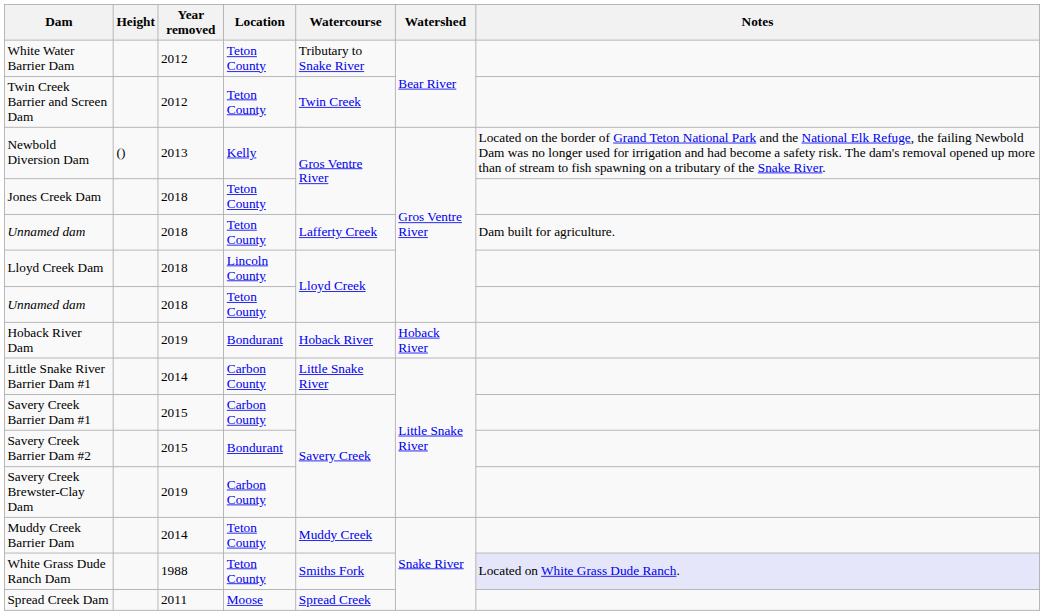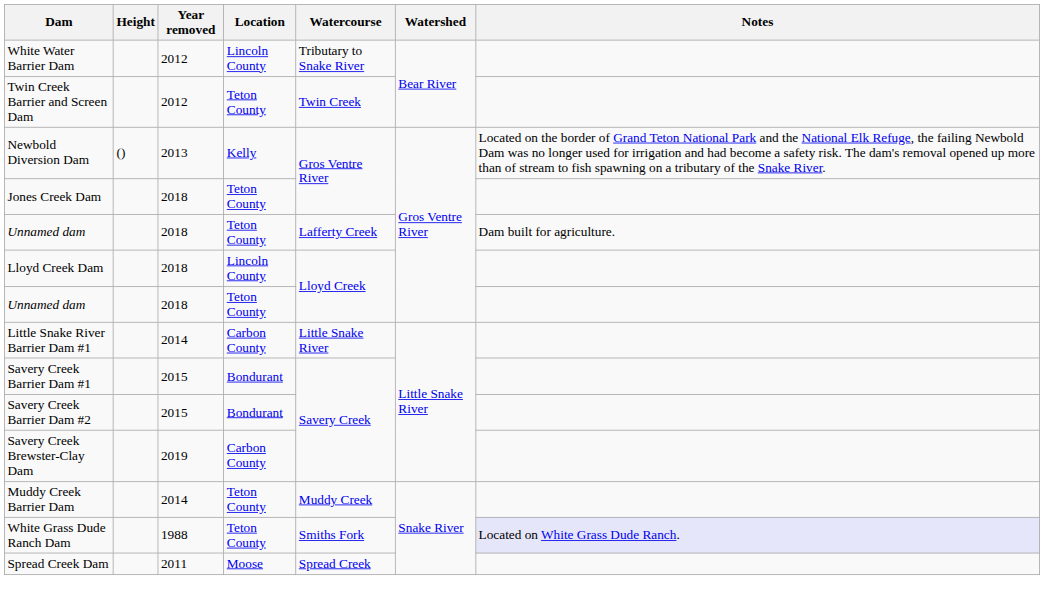(246, 58) Teton County -> (247, 58) Lincoln County
- row: (45, 340)
(246, 412) Carbon County -> (255, 376) Bondurant
